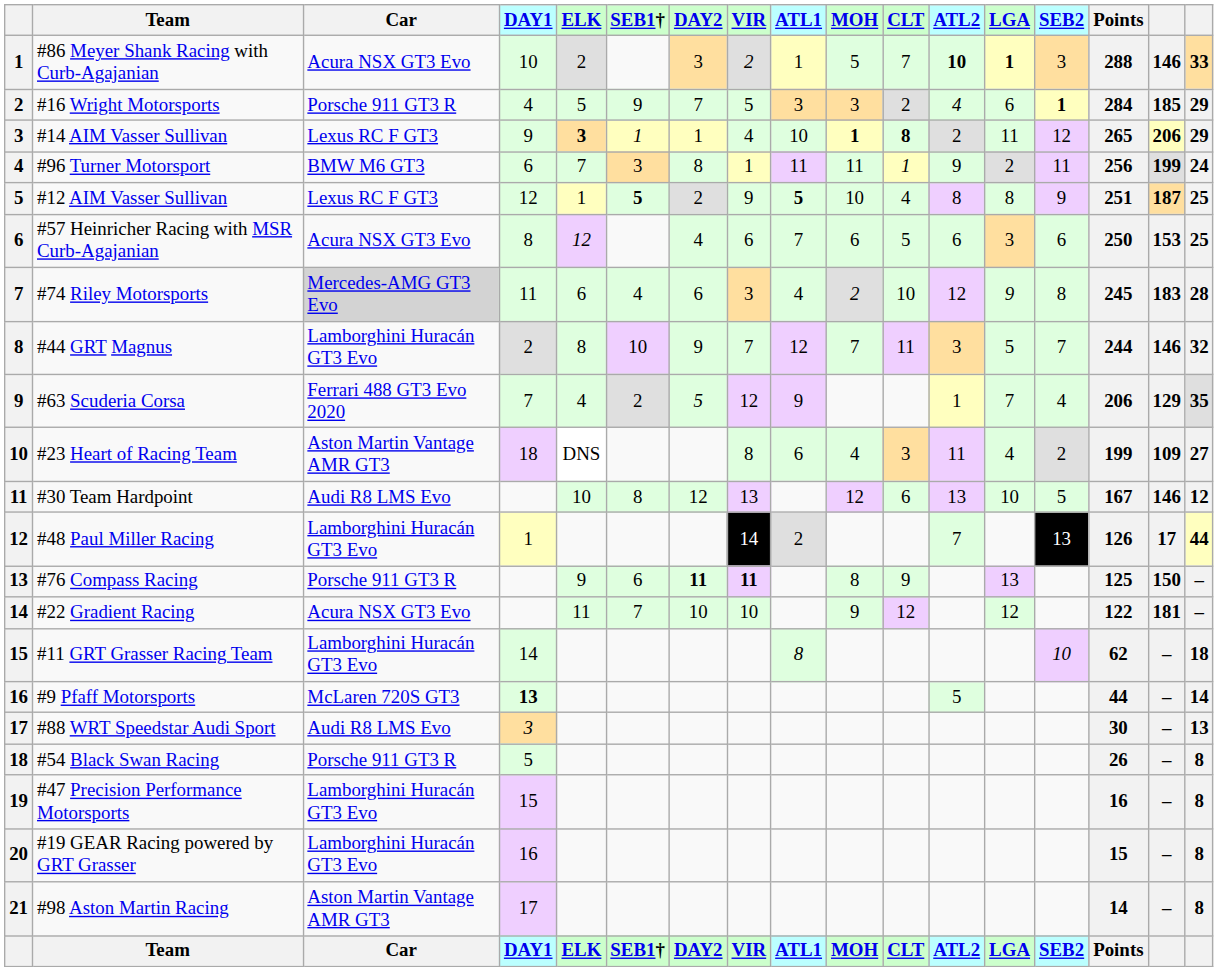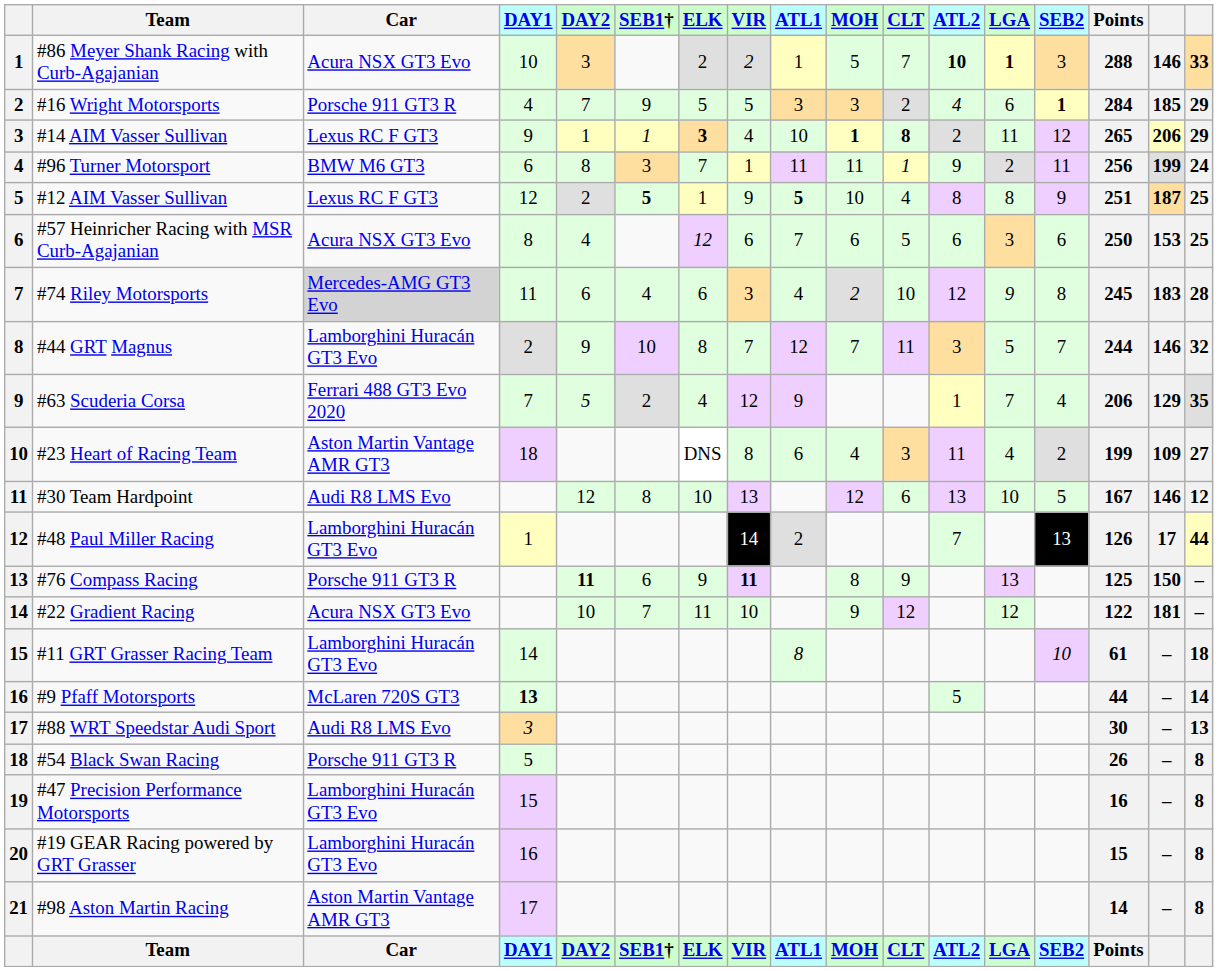columns swapped: (698, 19) <-> (581, 19)
(1118, 654) 62 -> (1118, 654) 61
